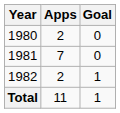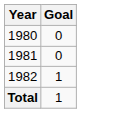- column: (60, 15)
